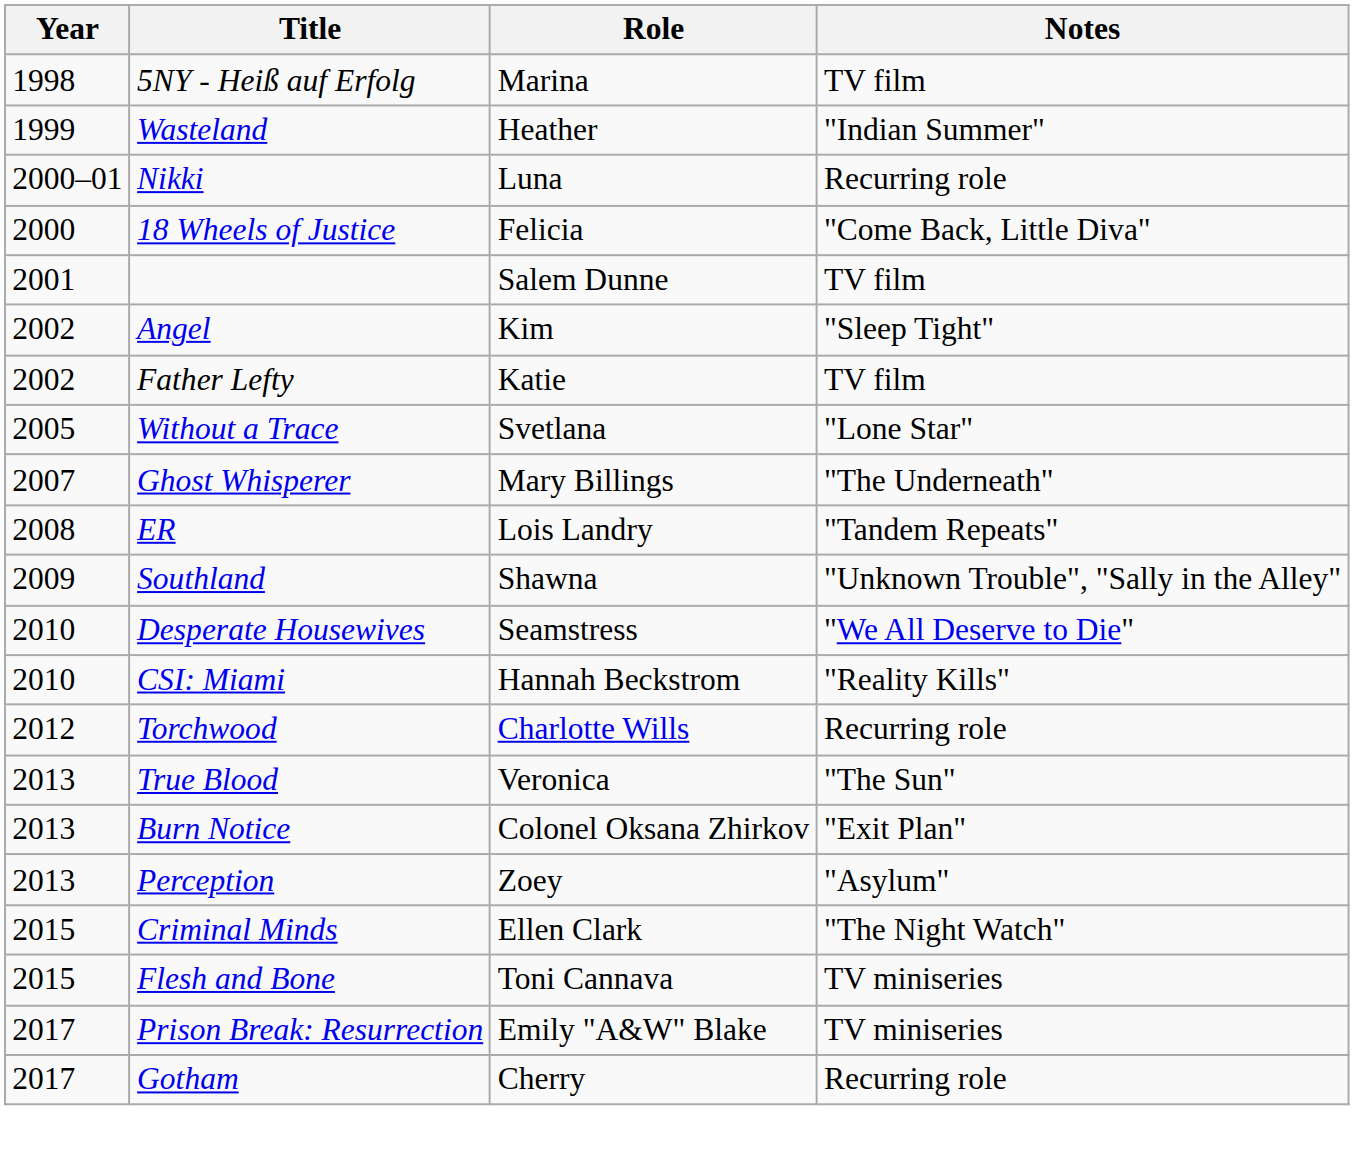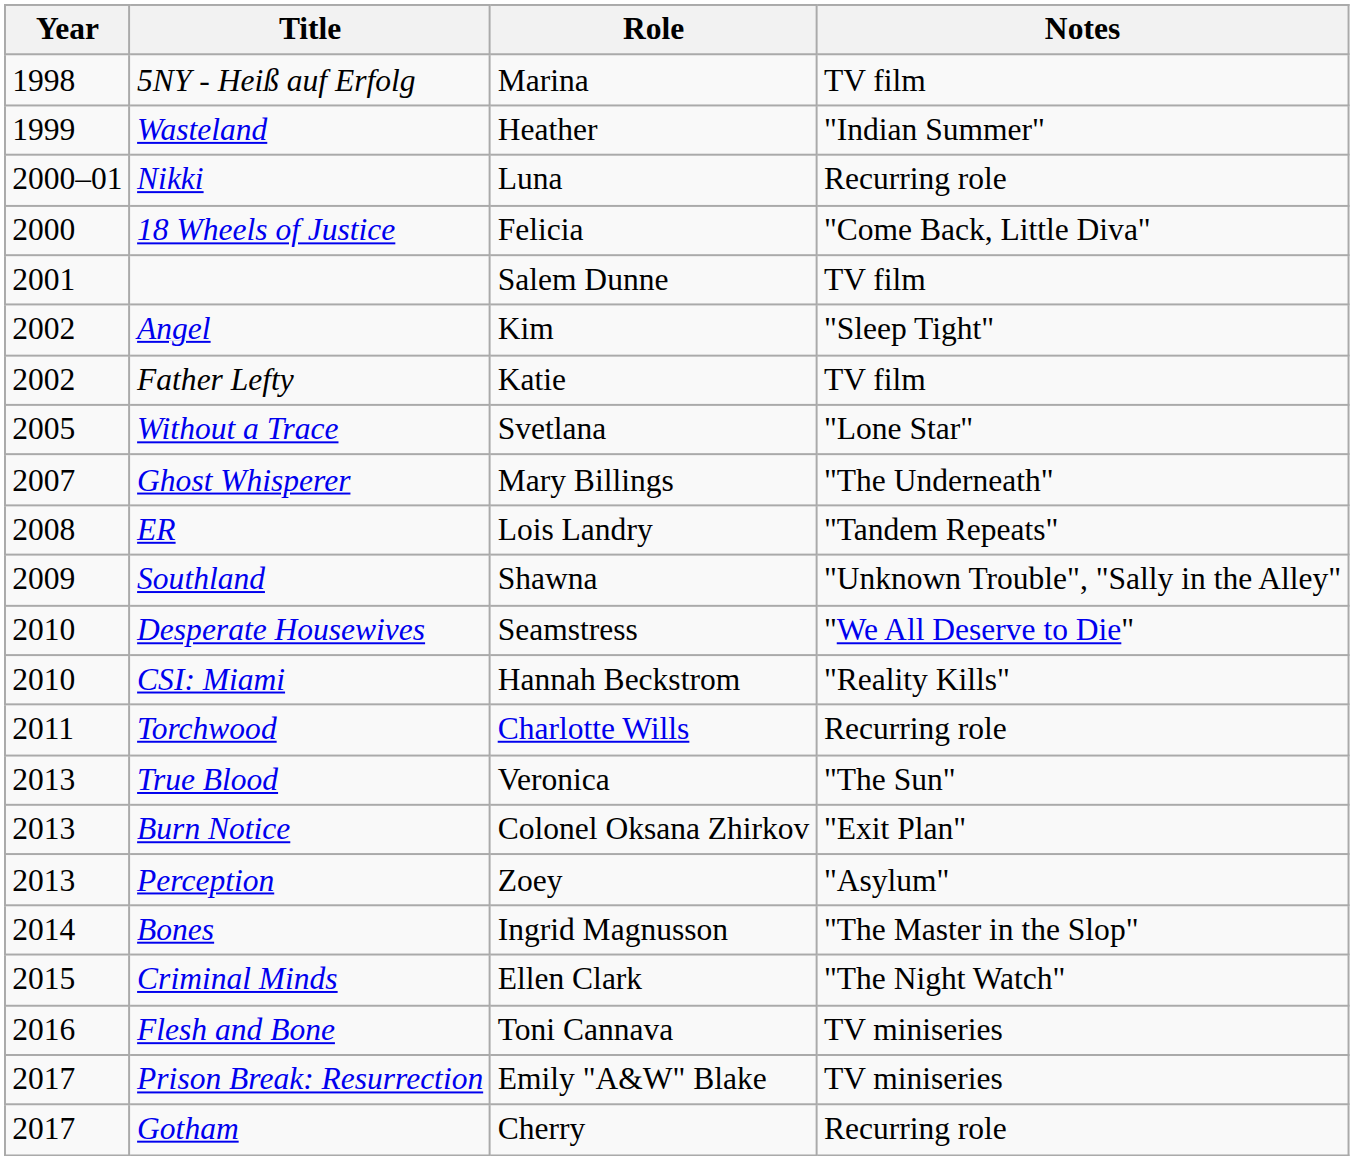(44, 729) 2012 -> (43, 729) 2011
+ row: (176, 929)
(44, 979) 2015 -> (44, 1029) 2016
